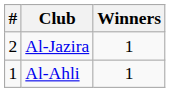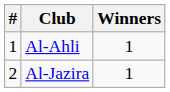rows swapped: (52, 73) <-> (57, 45)
